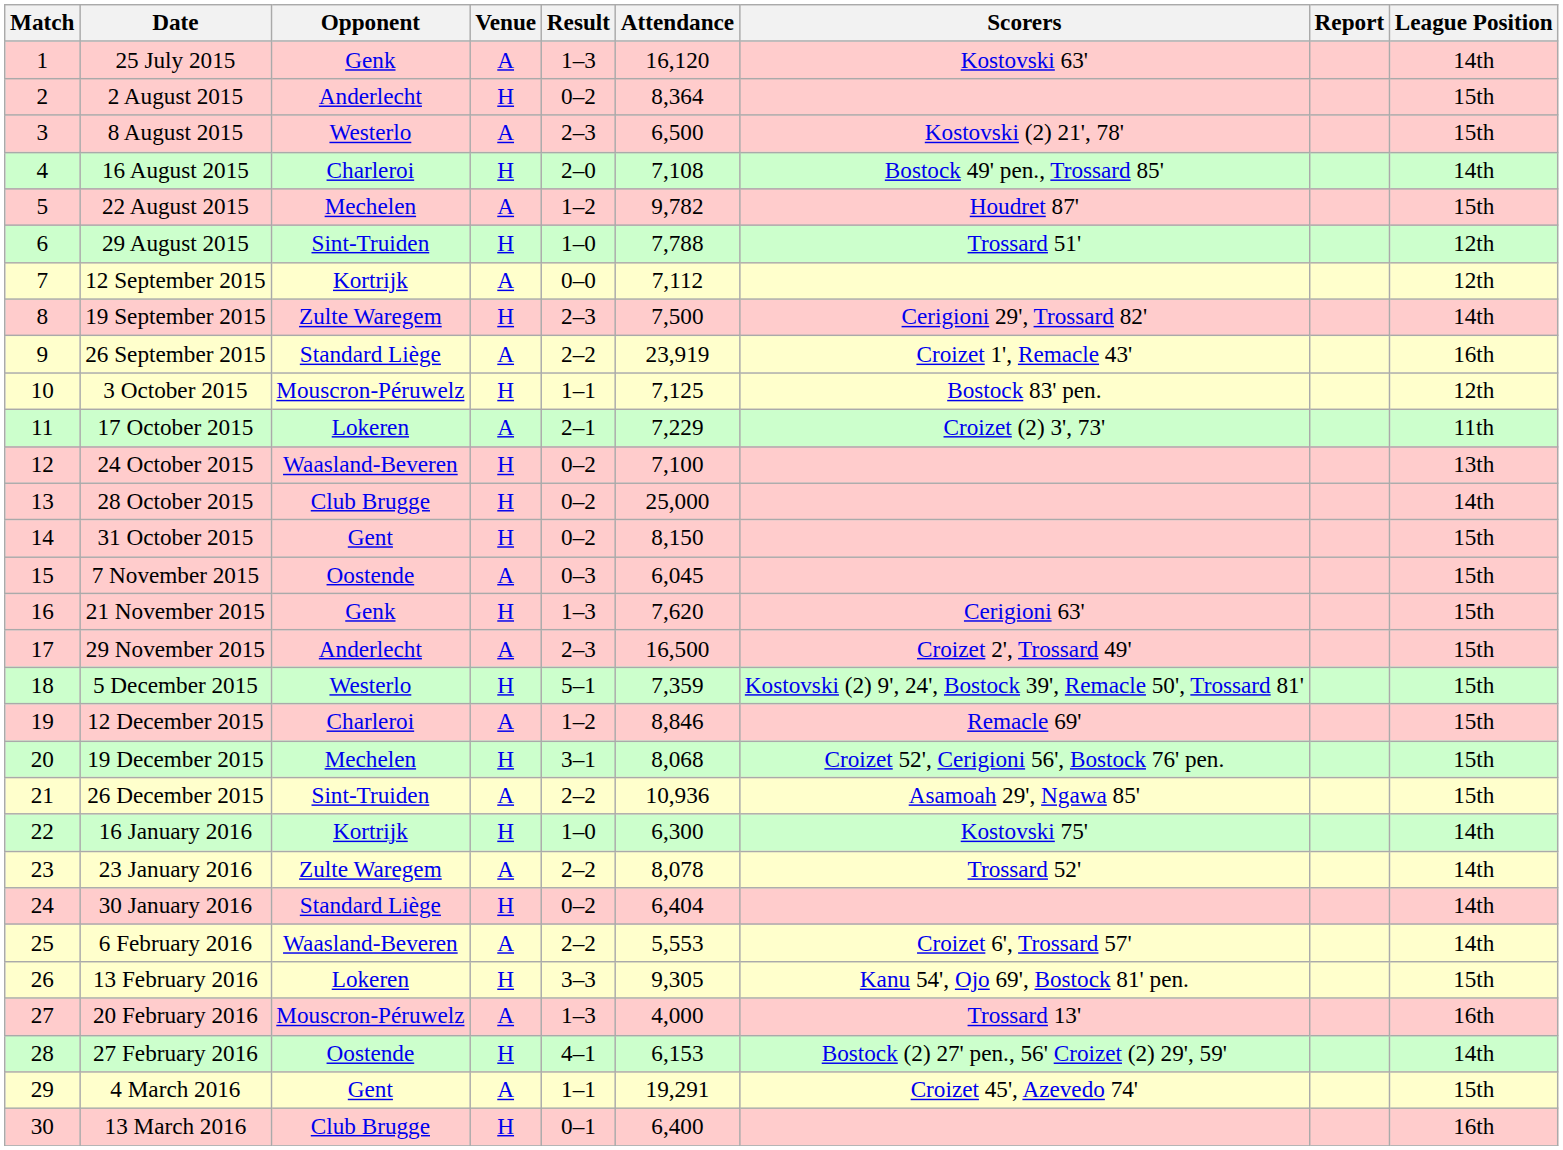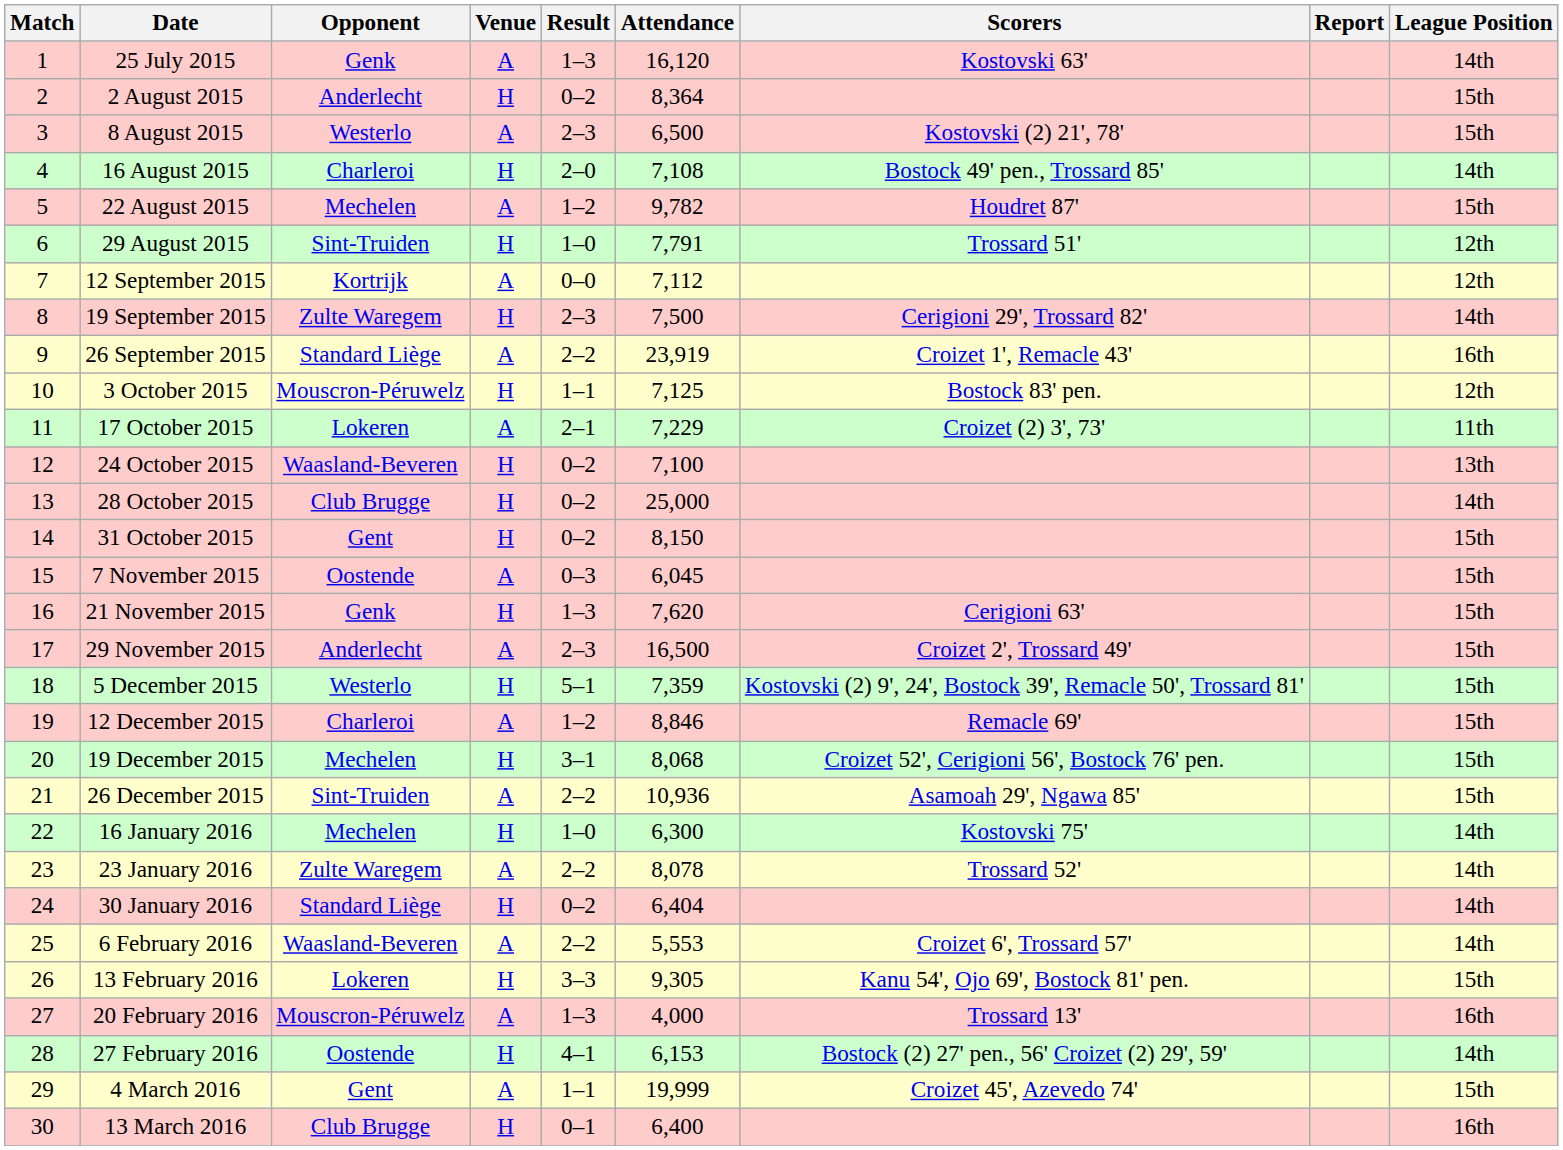(677, 243) 7,788 -> (677, 243) 7,791
(370, 832) Kortrijk -> (370, 832) Mechelen
(677, 1089) 19,291 -> (677, 1089) 19,999
